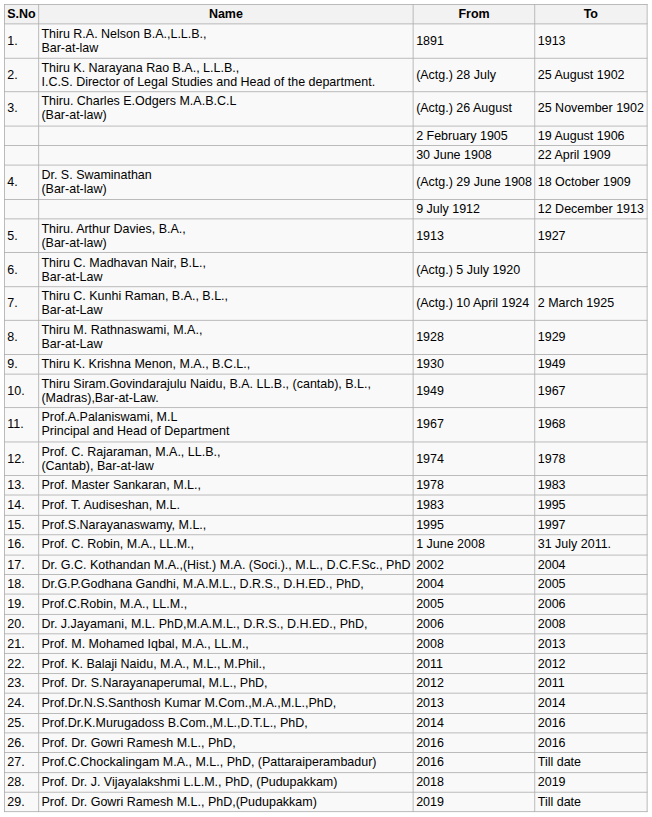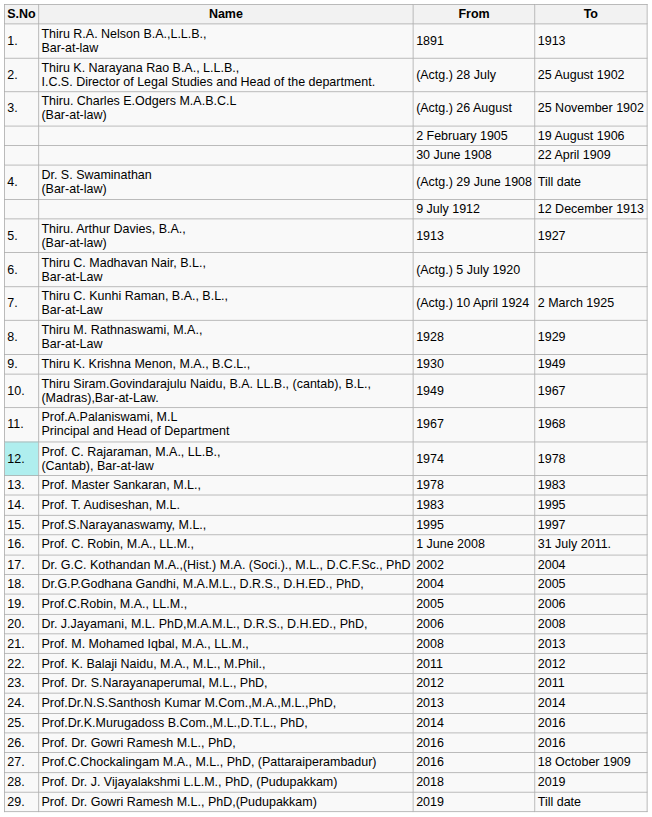(584, 182) 18 October 1909 -> (559, 182) Till date
(16, 458) no background -> (16, 458) paleturquoise background
(559, 762) Till date -> (584, 762) 18 October 1909
